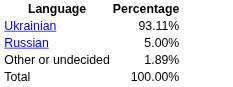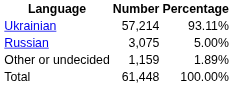+ column: (136, 9)
